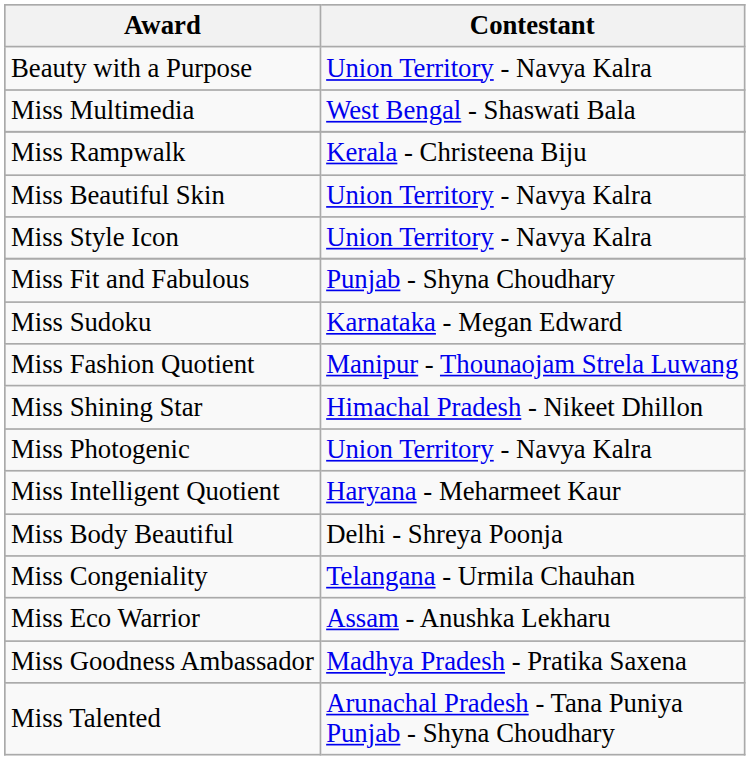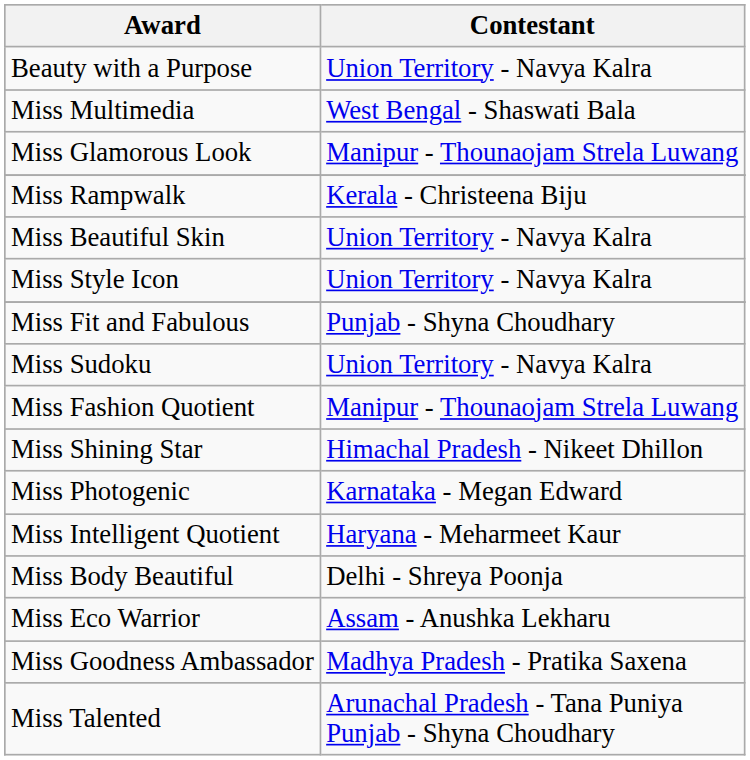+ row: (131, 152)
(474, 322) Karnataka - Megan Edward -> (489, 364) Union Territory - Navya Kalra
(489, 449) Union Territory - Navya Kalra -> (474, 491) Karnataka - Megan Edward
- row: (109, 576)
